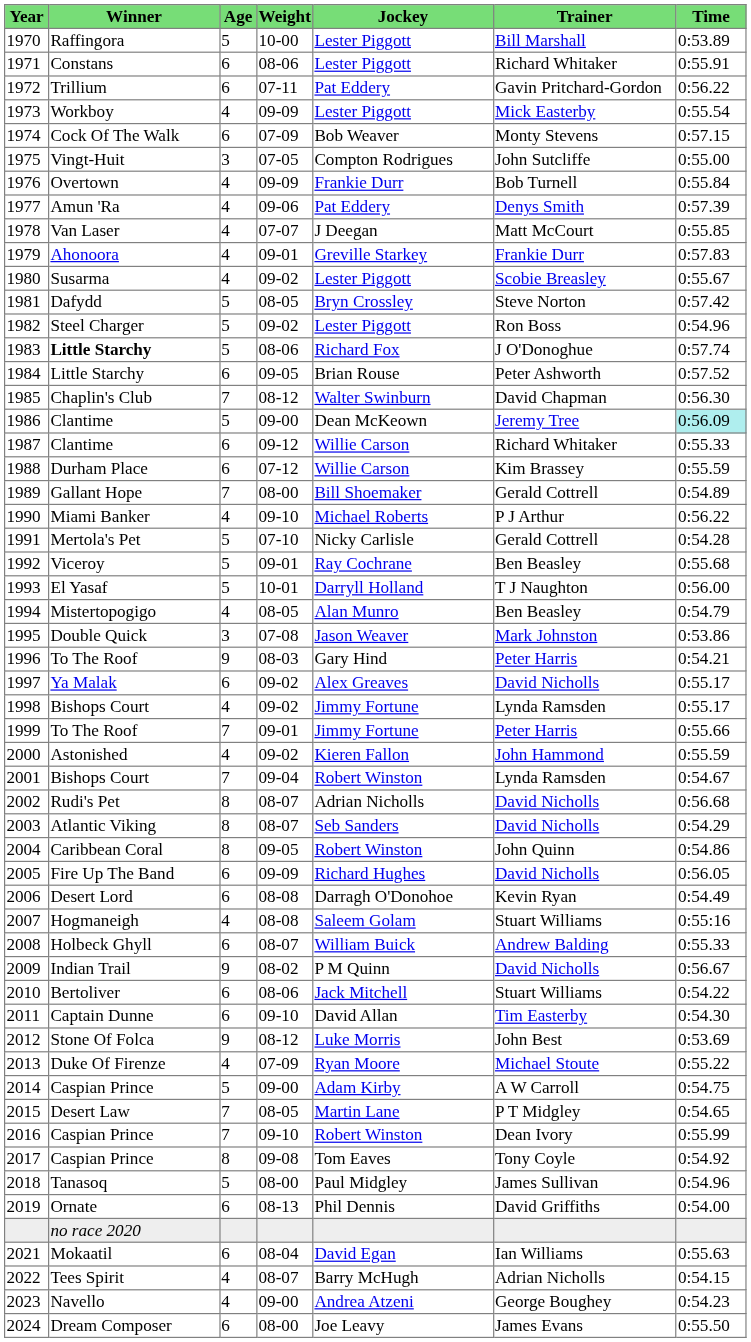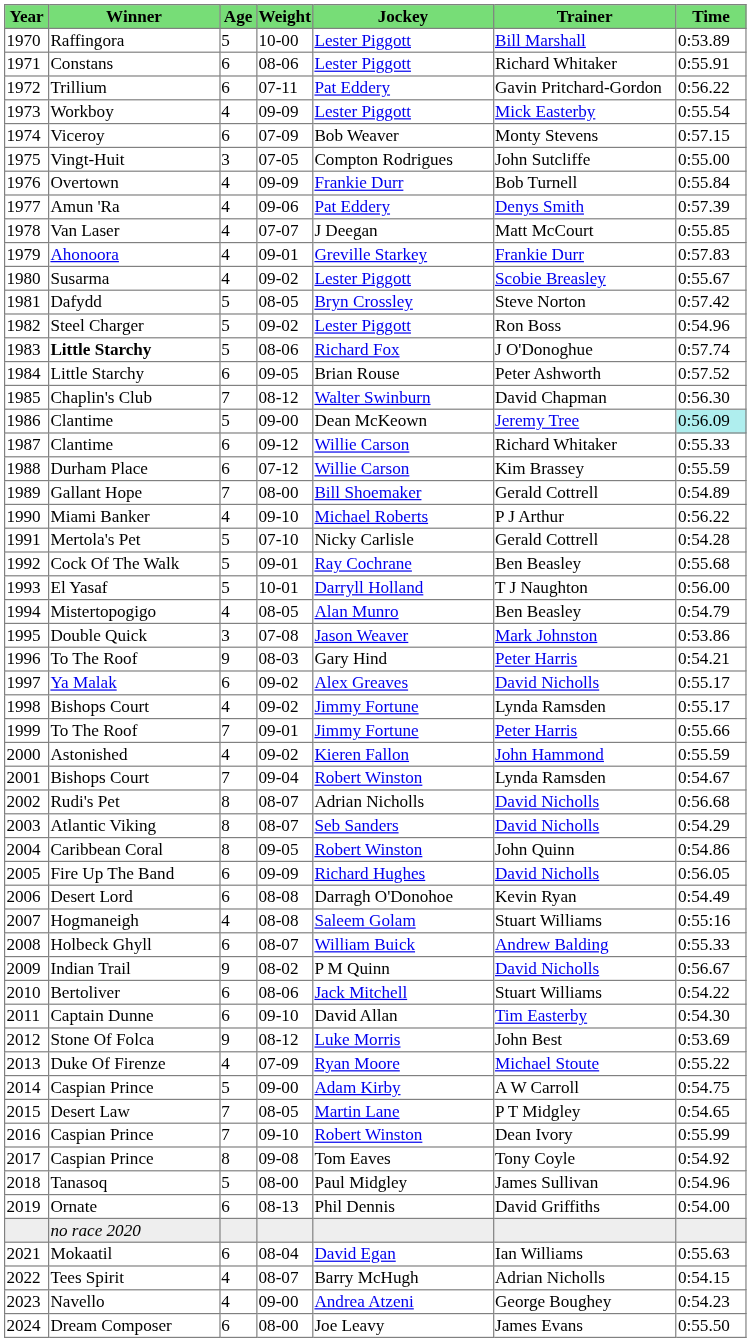(115, 135) Cock Of The Walk -> (77, 135) Viceroy
(77, 563) Viceroy -> (115, 563) Cock Of The Walk
